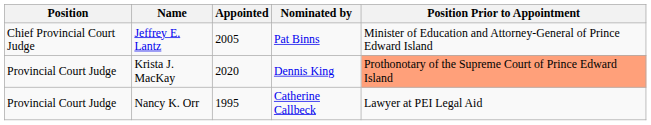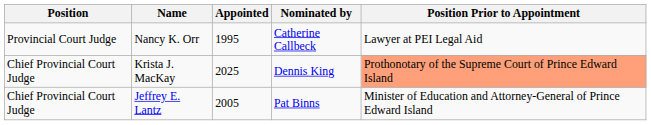rows swapped: (167, 103) <-> (157, 39)
(62, 71) Provincial Court Judge -> (61, 71) Chief Provincial Court Judge
(227, 71) 2020 -> (227, 71) 2025
